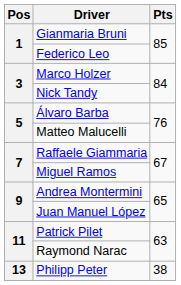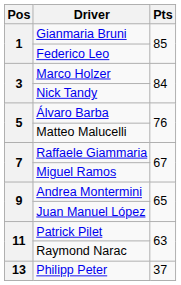(160, 270) 38 -> (160, 270) 37
